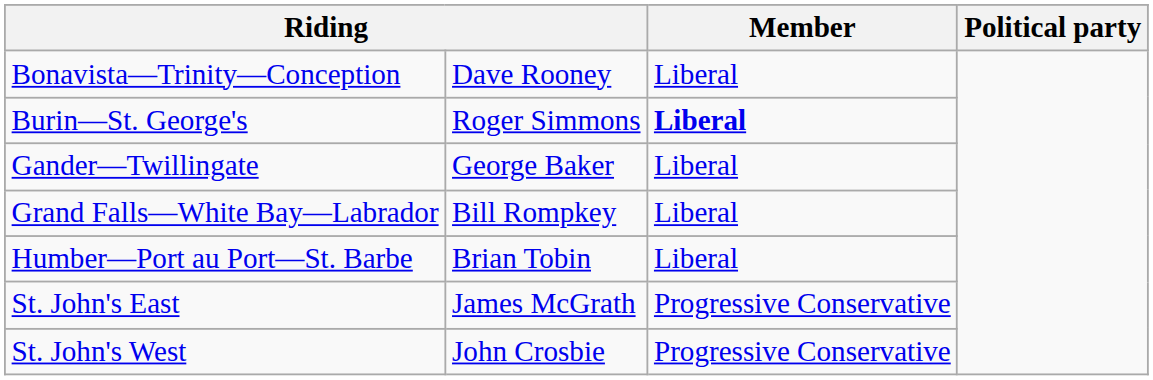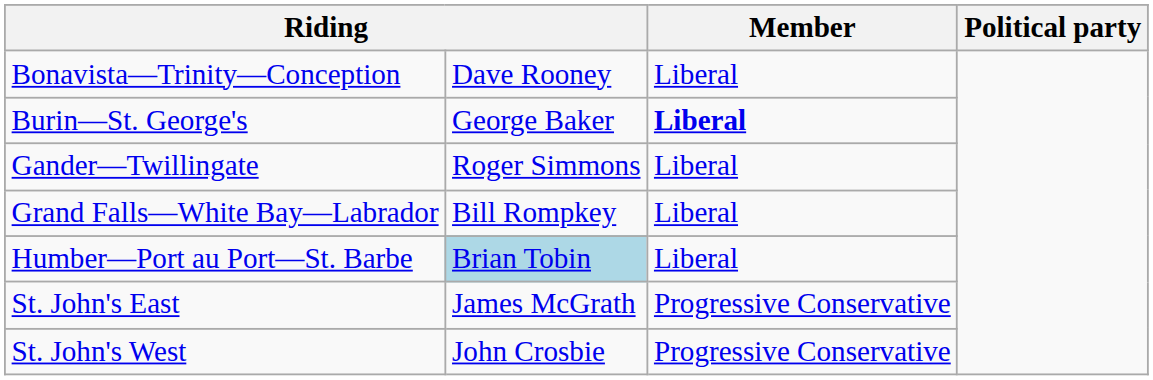(546, 119) Roger Simmons -> (533, 119) George Baker
(533, 166) George Baker -> (546, 166) Roger Simmons
(522, 258) no background -> (522, 258) lightblue background
